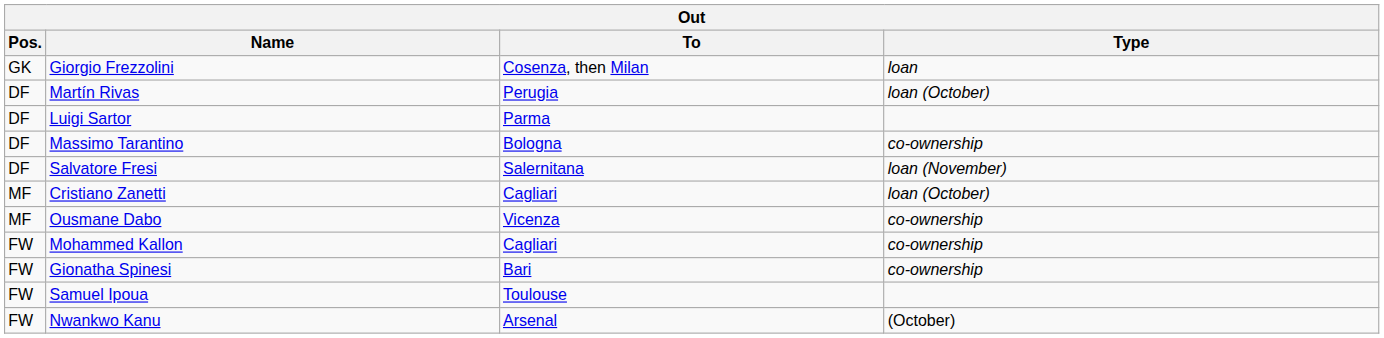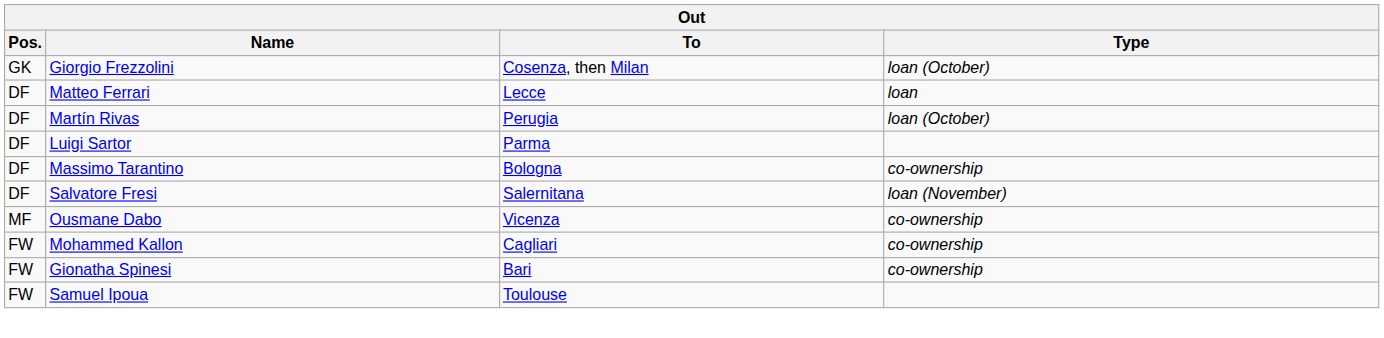(903, 68) loan -> (939, 68) loan (October)
+ row: (100, 93)
- row: (108, 194)
- row: (105, 321)
